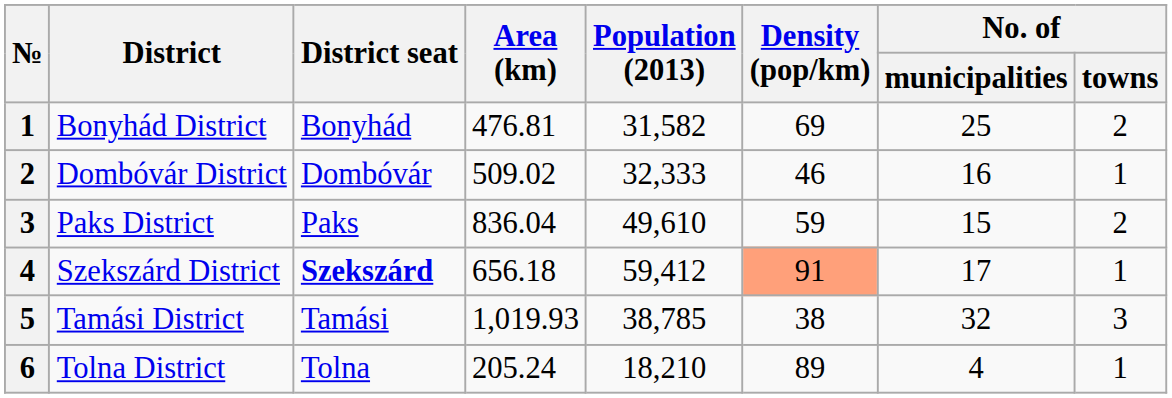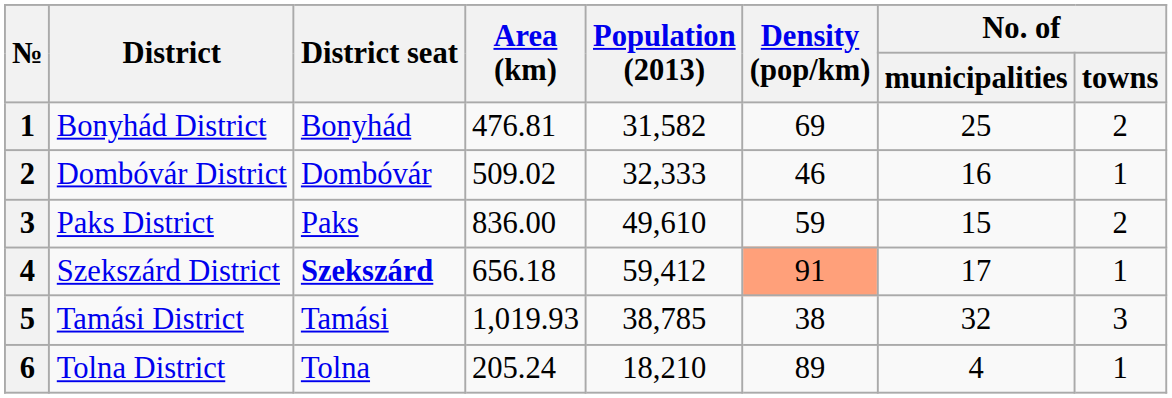(514, 222) 836.04 -> (514, 222) 836.00
